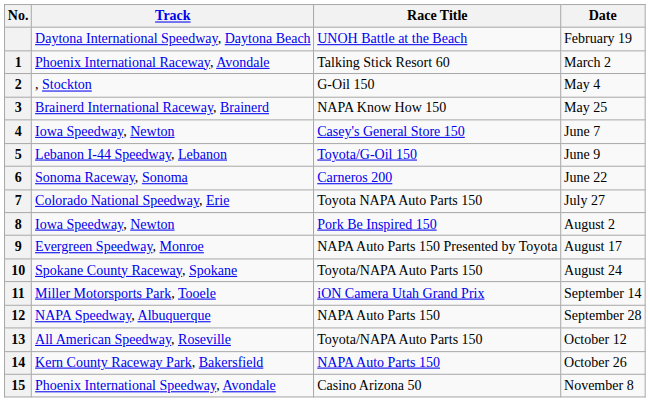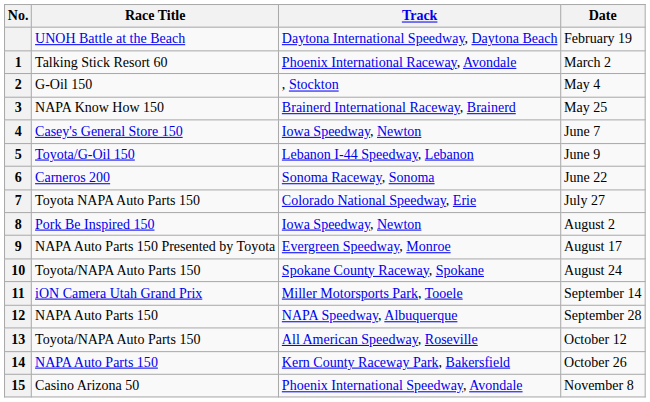columns swapped: (437, 15) <-> (173, 15)
